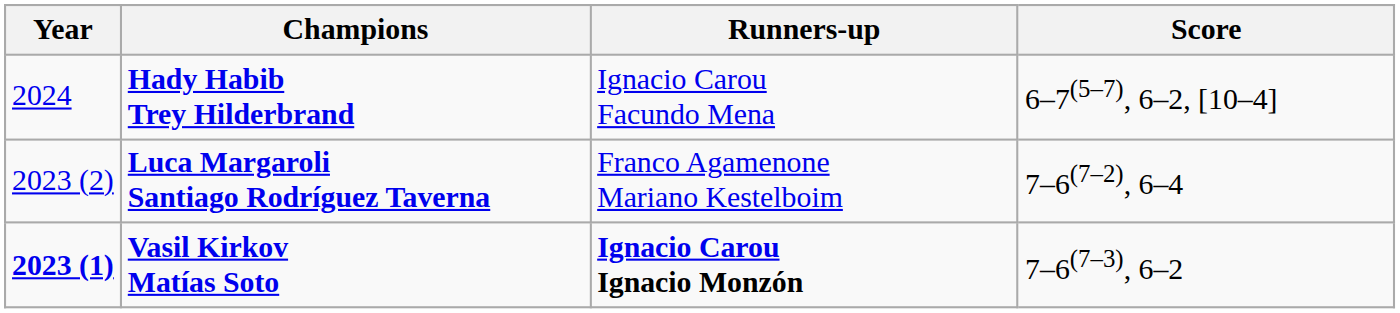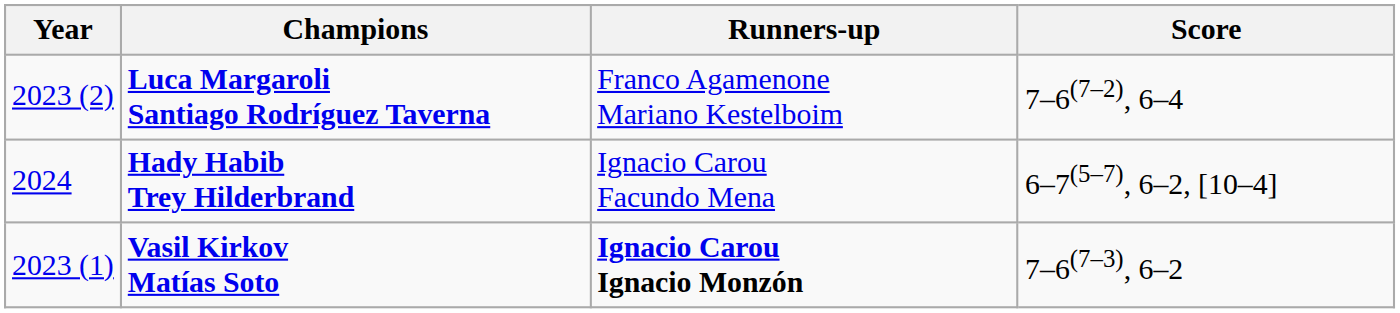rows swapped: (241, 96) <-> (309, 180)
(63, 264) bold -> (63, 264) normal
